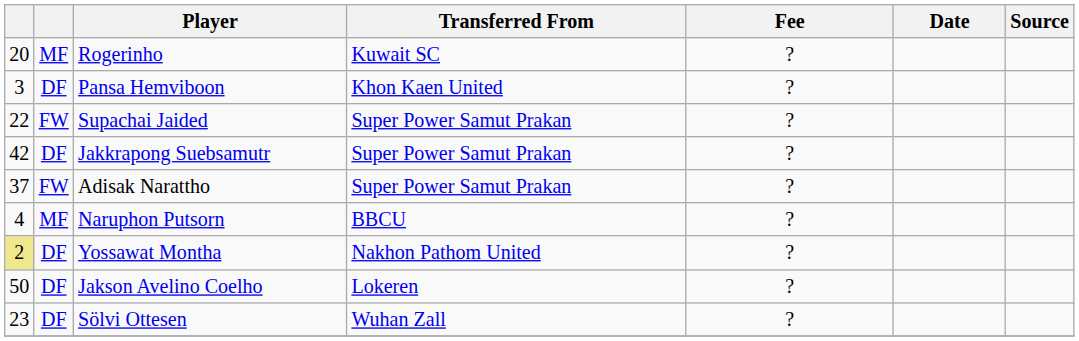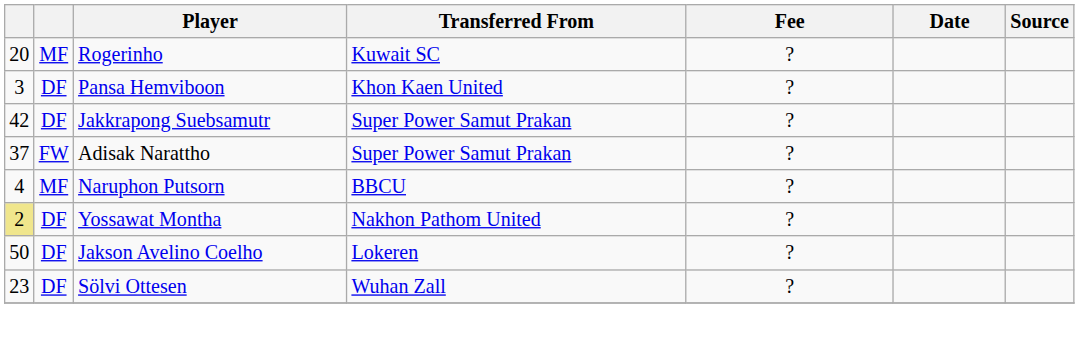- row: (143, 120)
